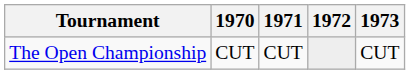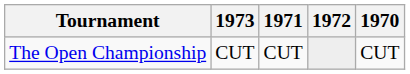columns swapped: (235, 20) <-> (380, 20)
